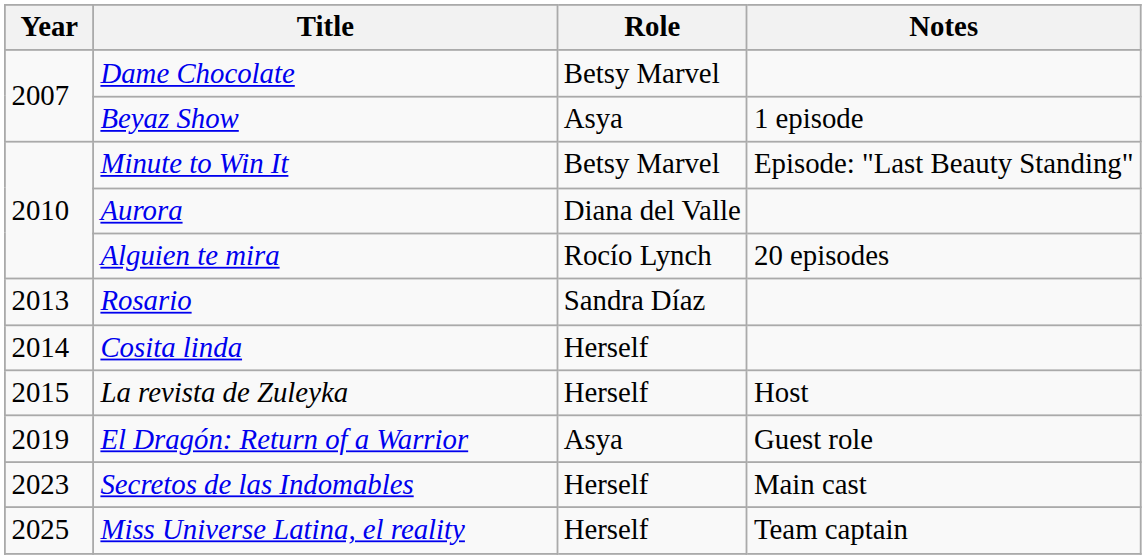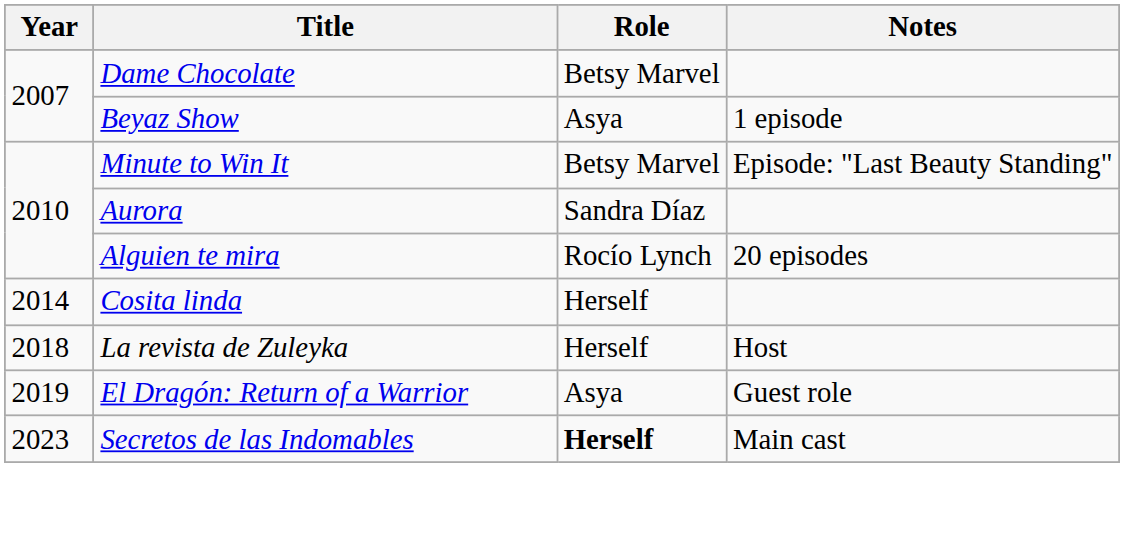(652, 210) Diana del Valle -> (634, 210) Sandra Díaz
- row: (146, 301)
(40, 392) 2015 -> (40, 347) 2018
(606, 484) normal -> (608, 438) bold
- row: (283, 529)
